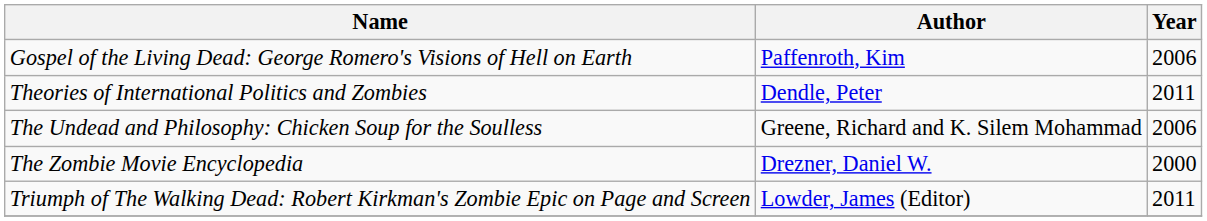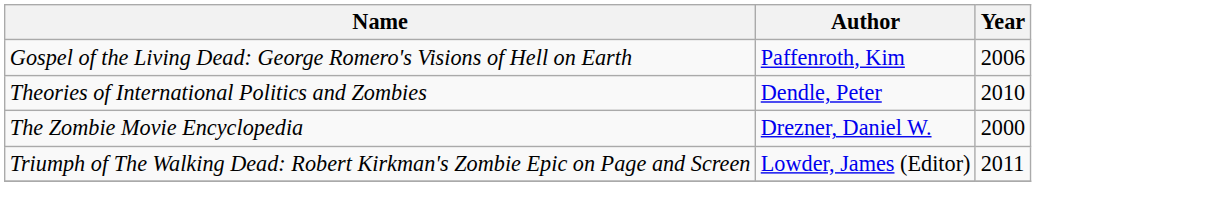(1174, 92) 2011 -> (1003, 92) 2010
- row: (276, 127)
